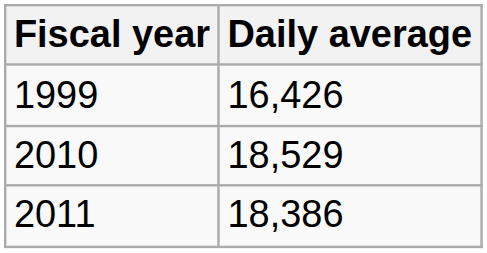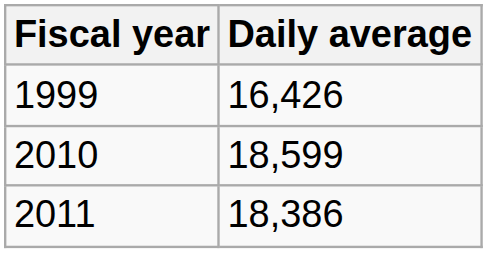(285, 154) 18,529 -> (285, 154) 18,599
